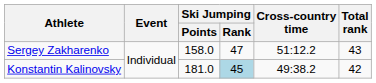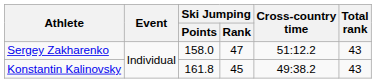(199, 69) 181.0 -> (199, 69) 161.8
(237, 69) lightblue background -> (237, 69) no background
(355, 69) 42 -> (355, 69) 43
